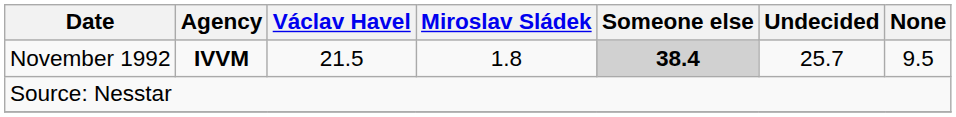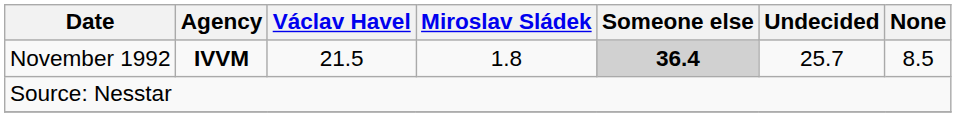(678, 58) 38.4 -> (678, 58) 36.4
(918, 58) 9.5 -> (918, 58) 8.5
